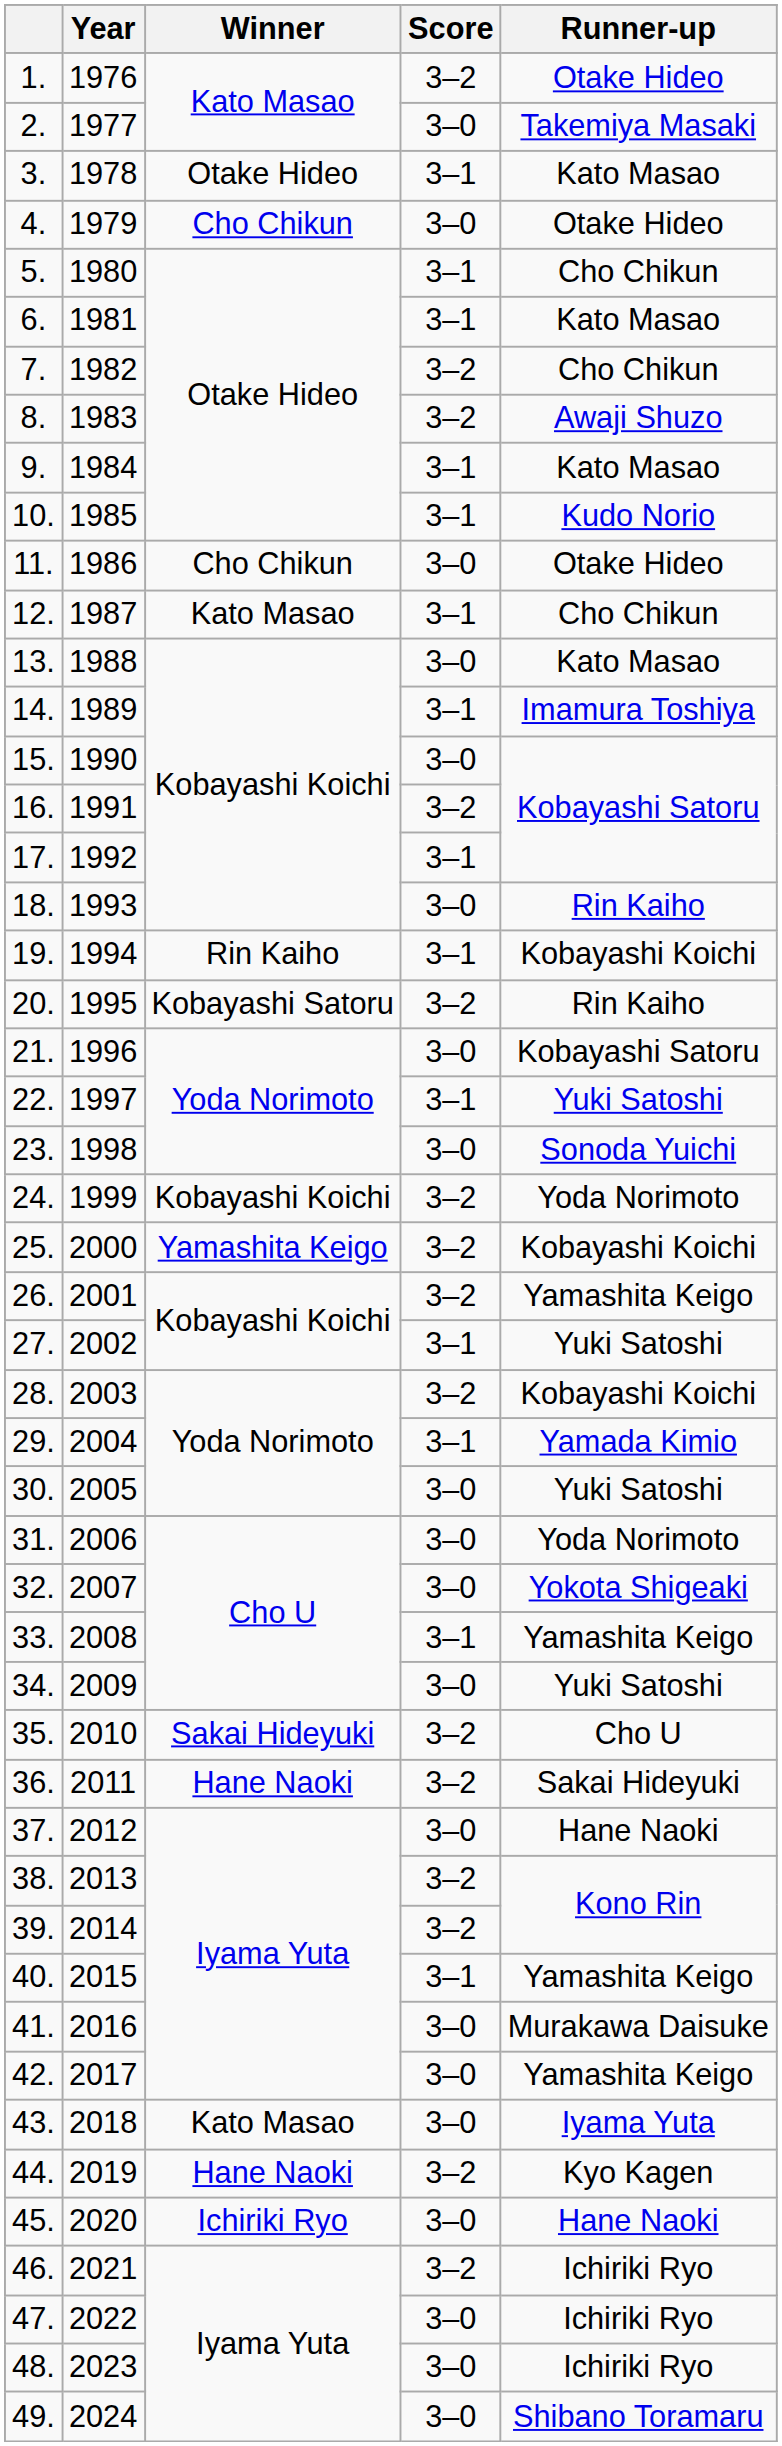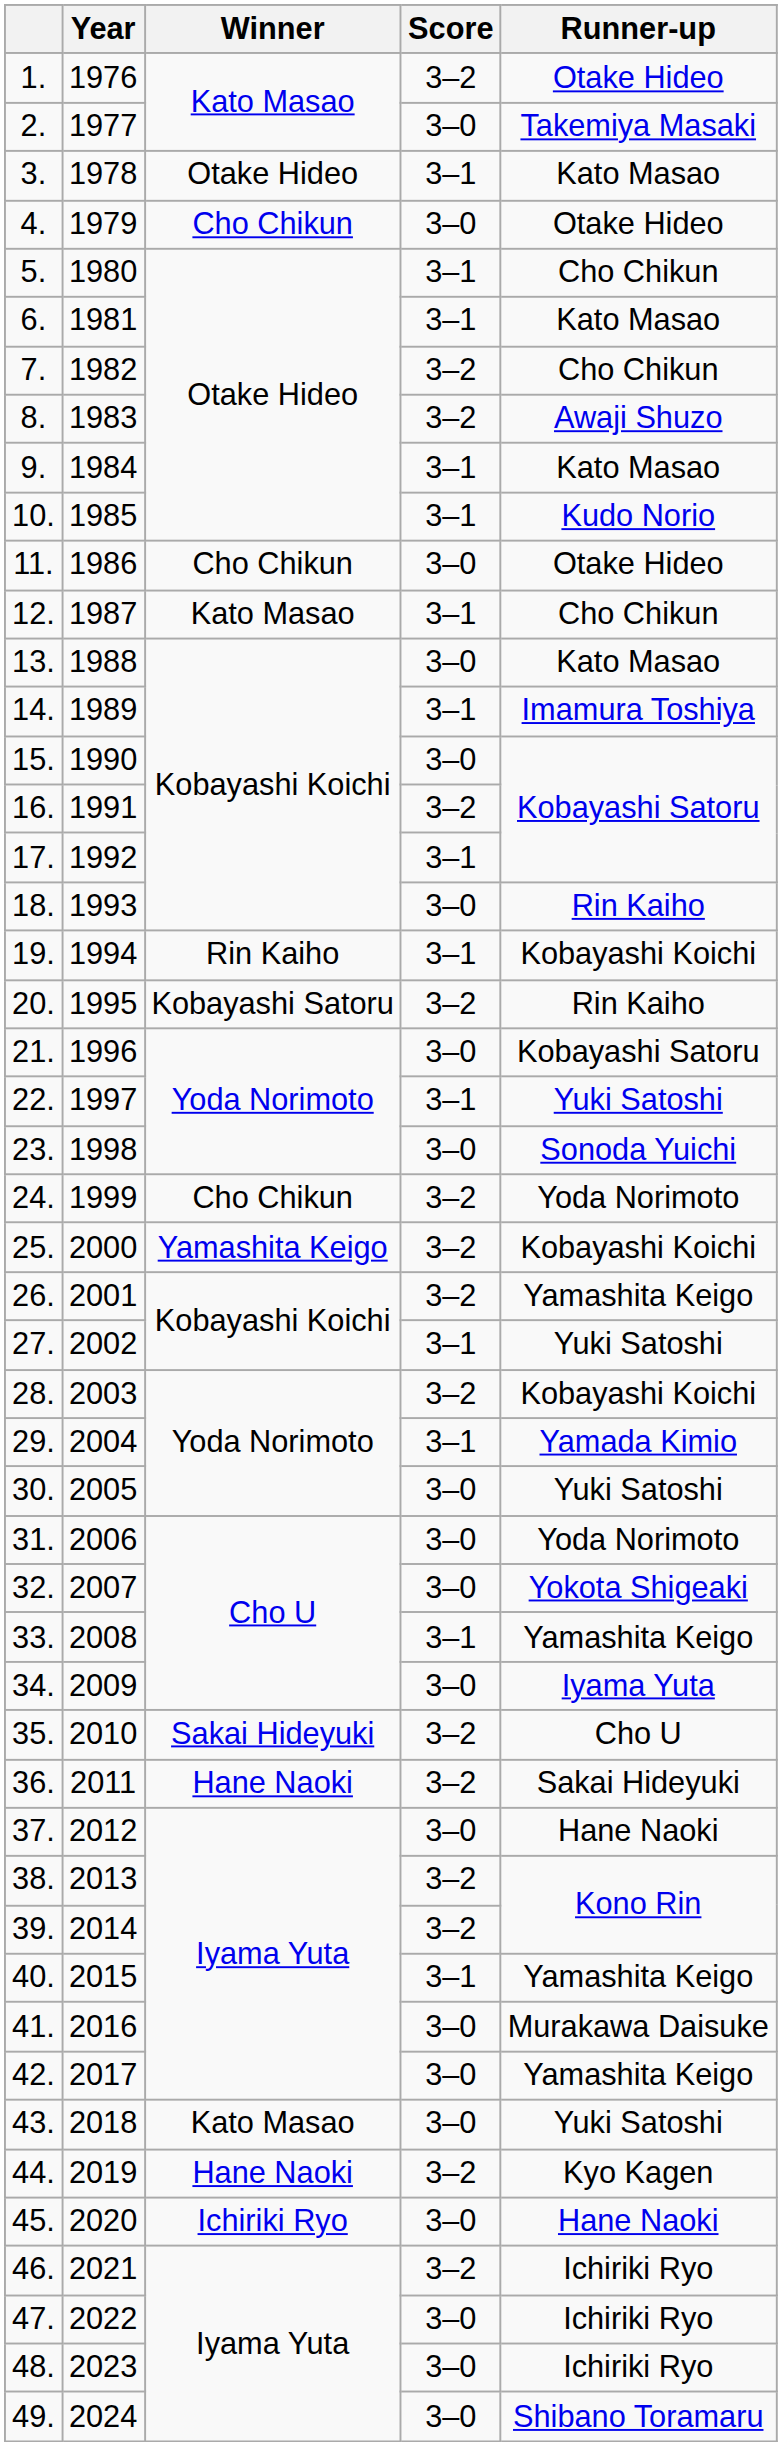(273, 1198) Kobayashi Koichi -> (273, 1198) Cho Chikun
(638, 1685) Yuki Satoshi -> (638, 1685) Iyama Yuta
(638, 2123) Iyama Yuta -> (638, 2123) Yuki Satoshi
